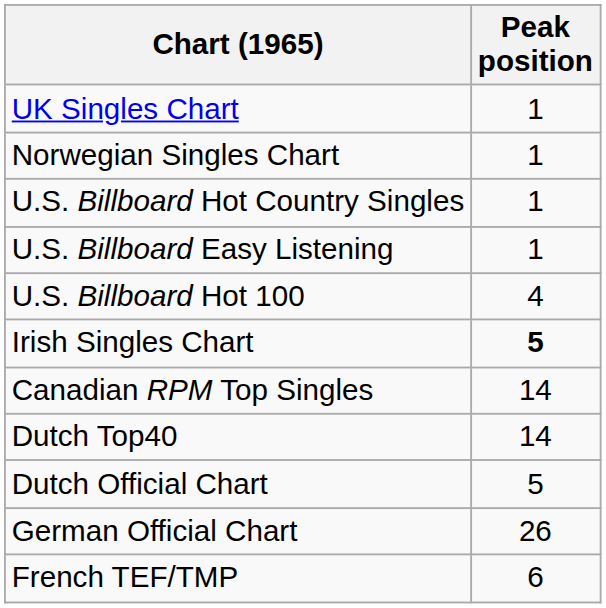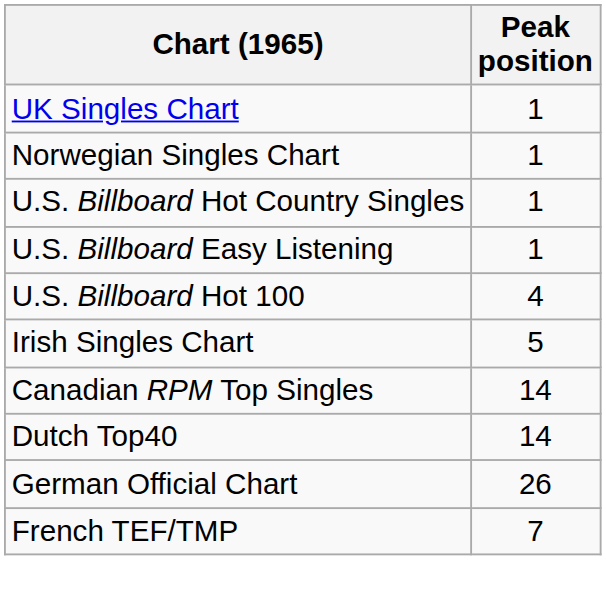(535, 342) bold -> (535, 342) normal
- row: (140, 483)
(535, 577) 6 -> (535, 530) 7
